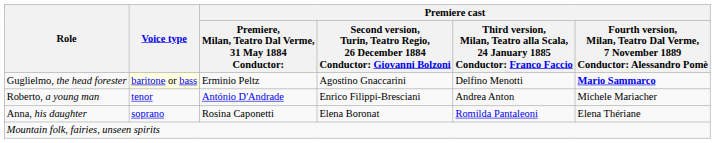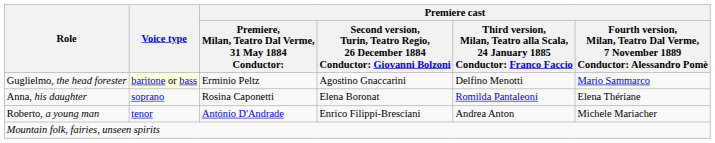(617, 80) bold -> (614, 80) normal
rows swapped: (47, 113) <-> (53, 97)
